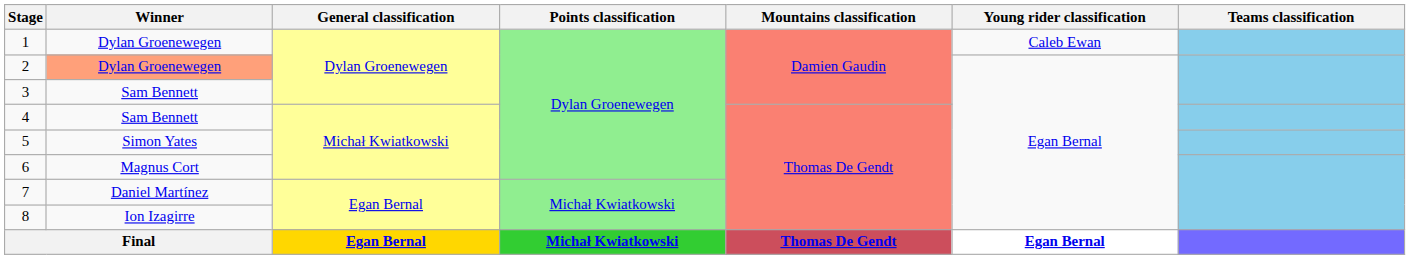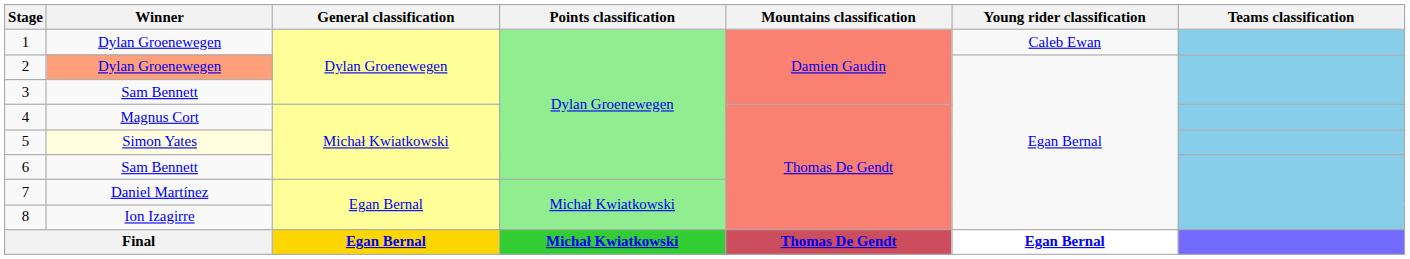(160, 117) Sam Bennett -> (160, 117) Magnus Cort
(160, 142) no background -> (160, 142) lightyellow background
(160, 167) Magnus Cort -> (160, 167) Sam Bennett
